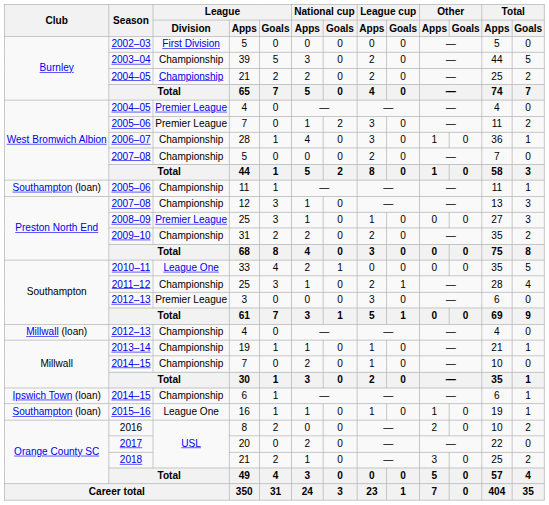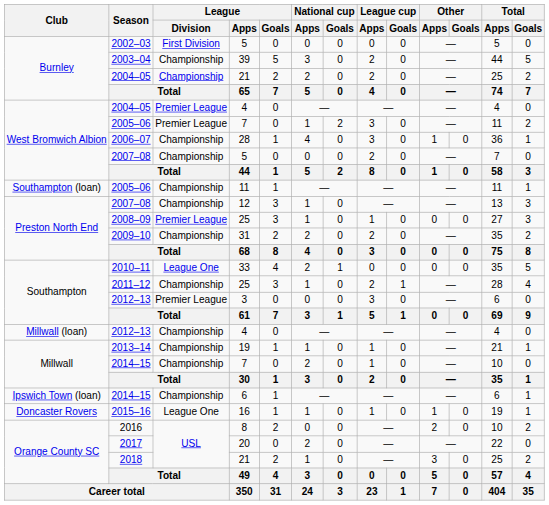(57, 412) Southampton (loan) -> (57, 412) Doncaster Rovers
